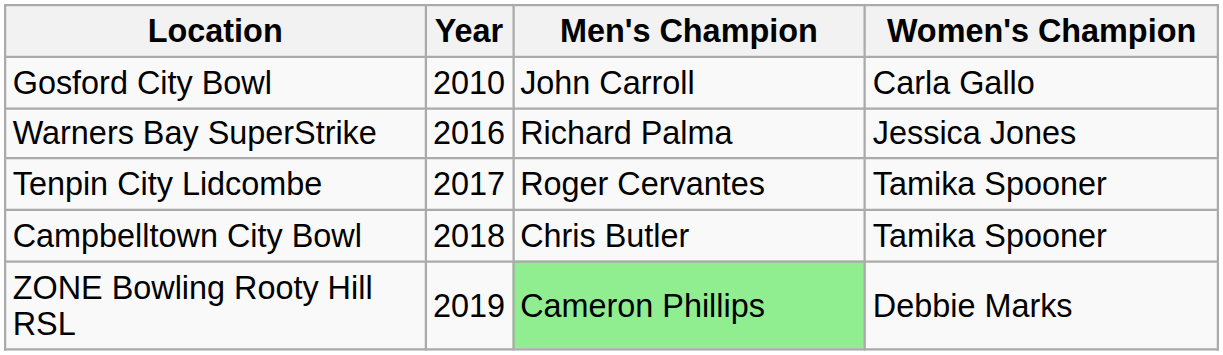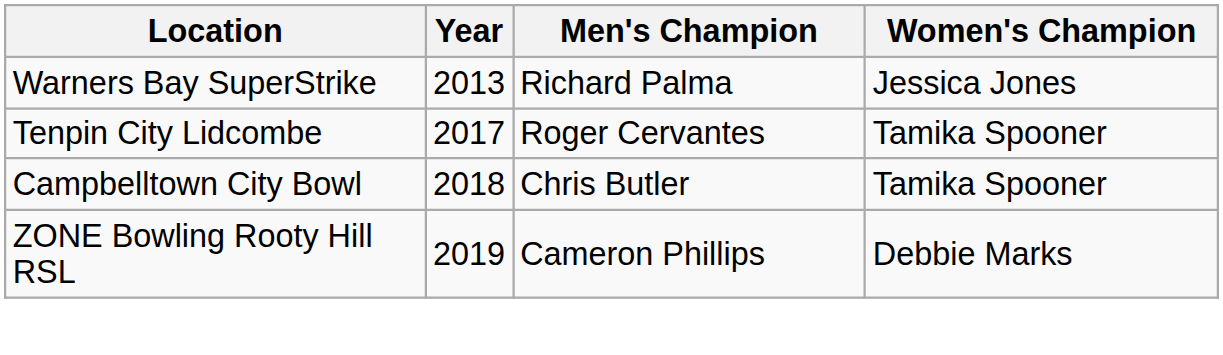- row: (142, 82)
(469, 133) 2016 -> (469, 82) 2013
(643, 305) lightgreen background -> (643, 254) no background
